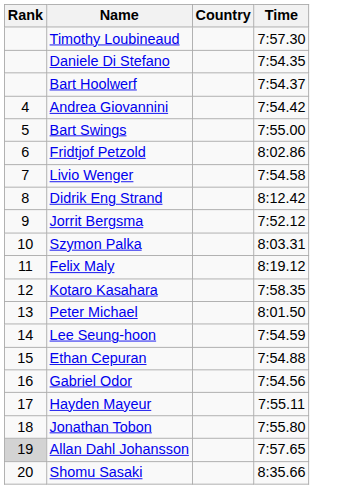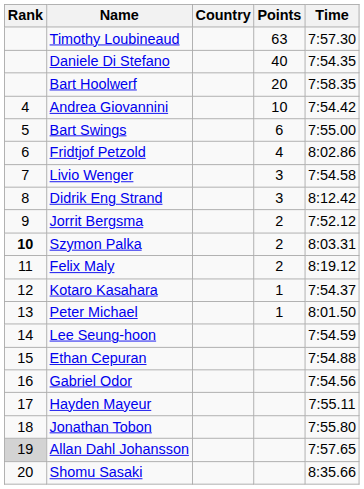+ column: (279, 15)
(281, 84) 7:54.37 -> (332, 84) 7:58.35
(25, 244) normal -> (25, 244) bold
(281, 289) 7:58.35 -> (332, 289) 7:54.37
